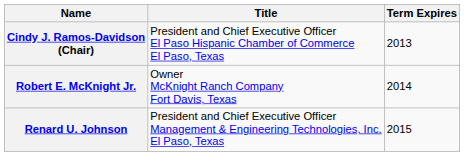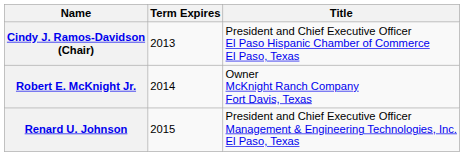columns swapped: (266, 13) <-> (422, 13)
